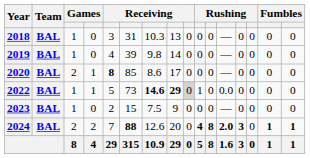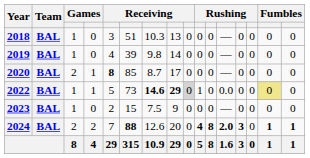(131, 36) 31 -> (131, 36) 51
(154, 72) 8.6 -> (154, 72) 8.7
(269, 90) no background -> (269, 90) khaki background
